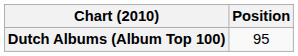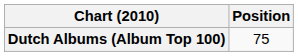(261, 39) 95 -> (261, 39) 75
